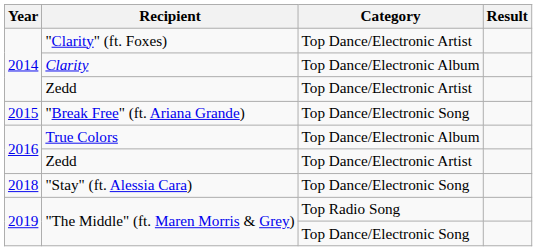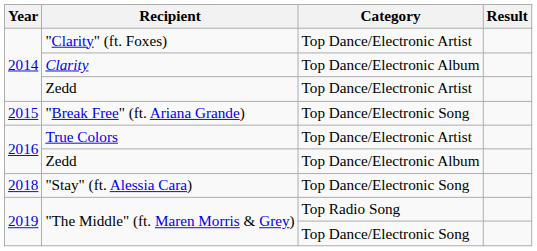(391, 137) Top Dance/Electronic Album -> (387, 137) Top Dance/Electronic Artist
(387, 161) Top Dance/Electronic Artist -> (391, 161) Top Dance/Electronic Album
